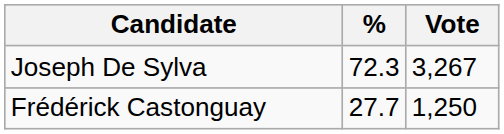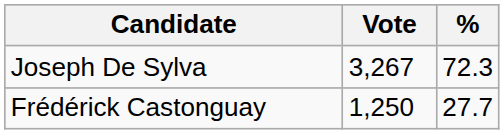columns swapped: (452, 25) <-> (374, 25)
